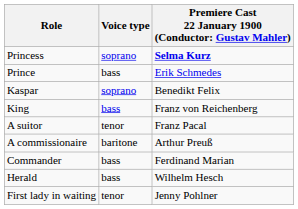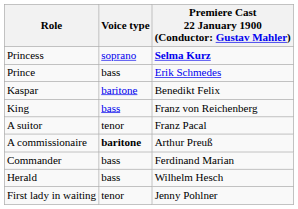(119, 90) soprano -> (119, 90) baritone
(119, 143) normal -> (121, 143) bold
